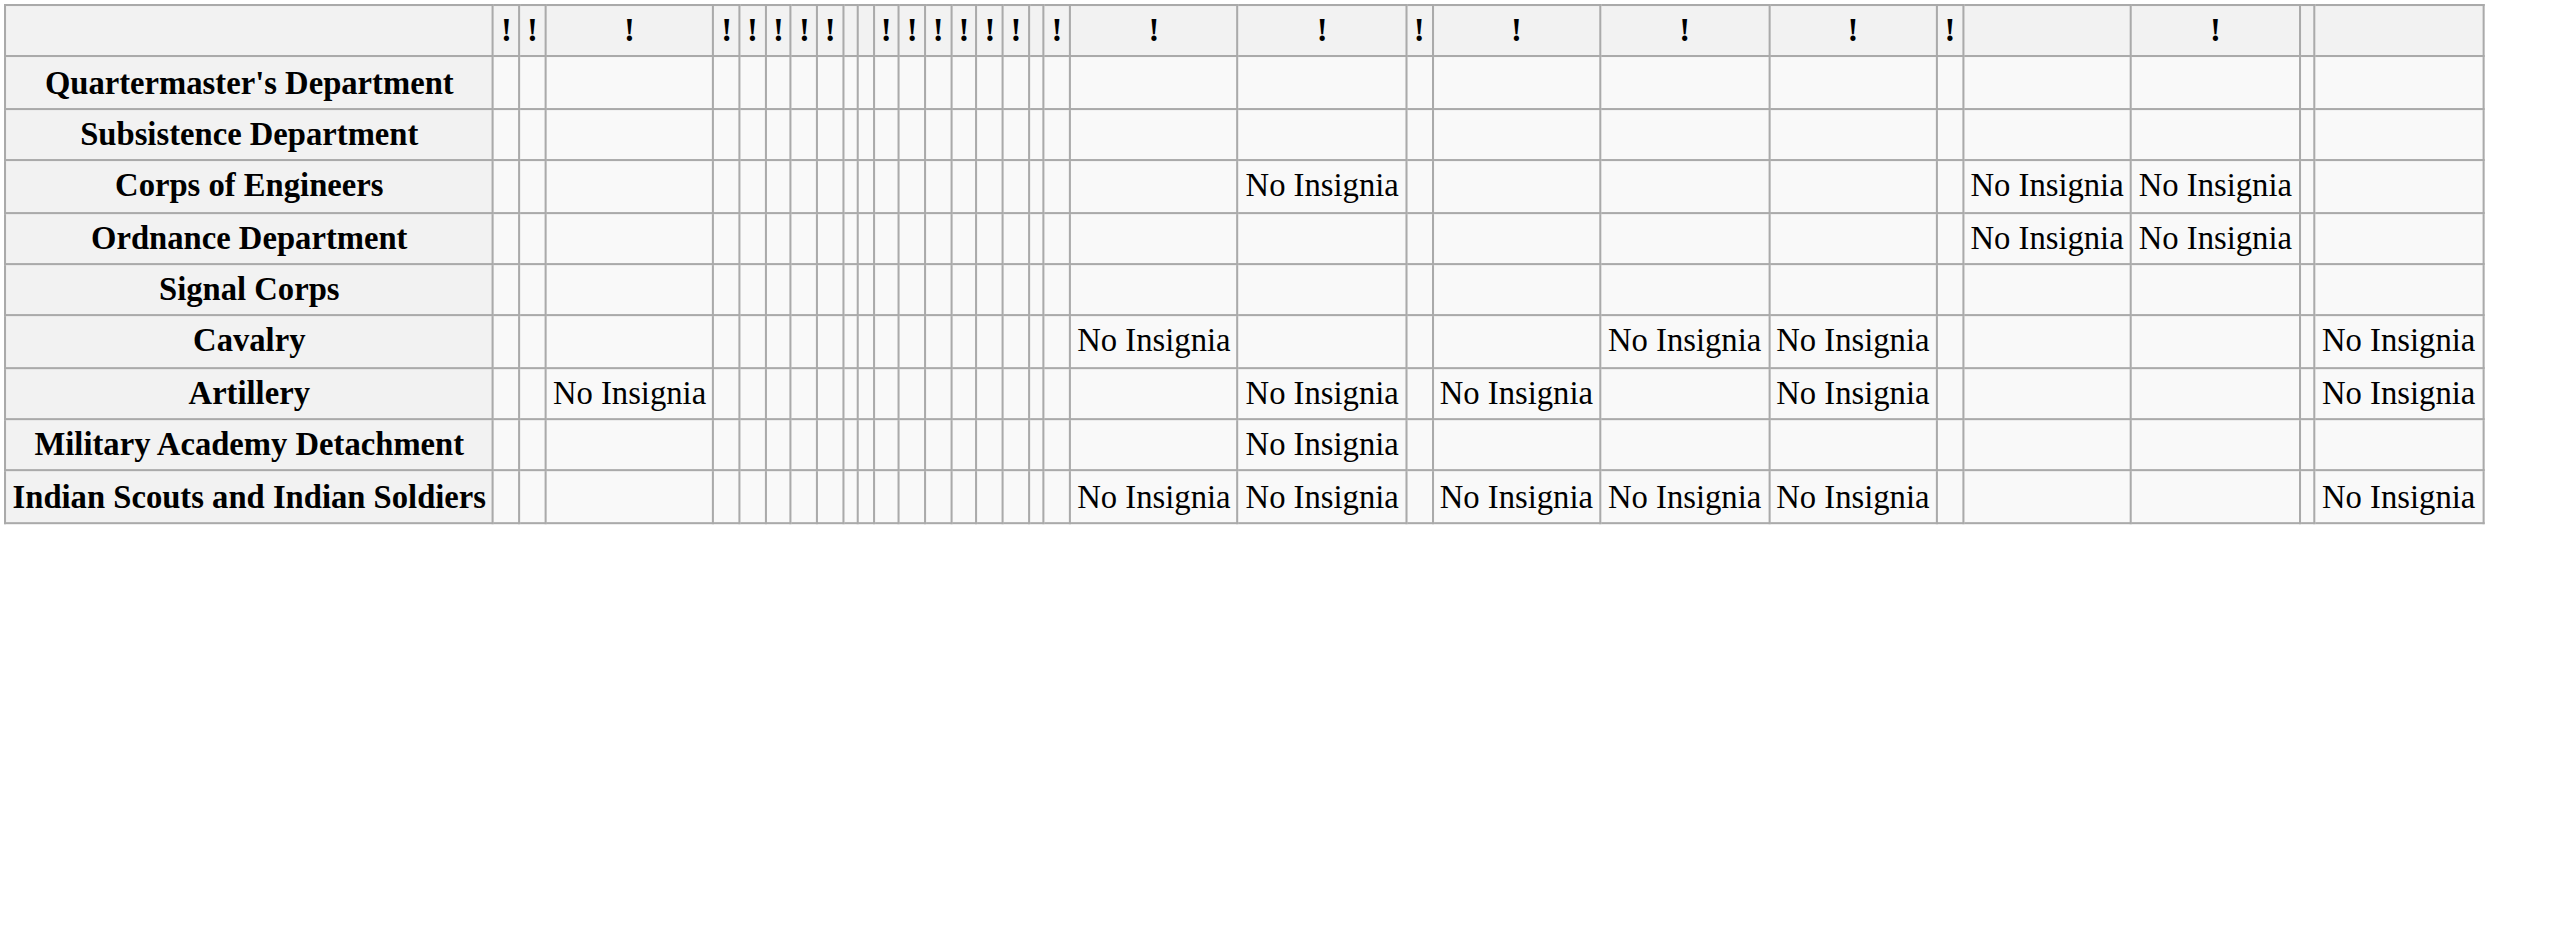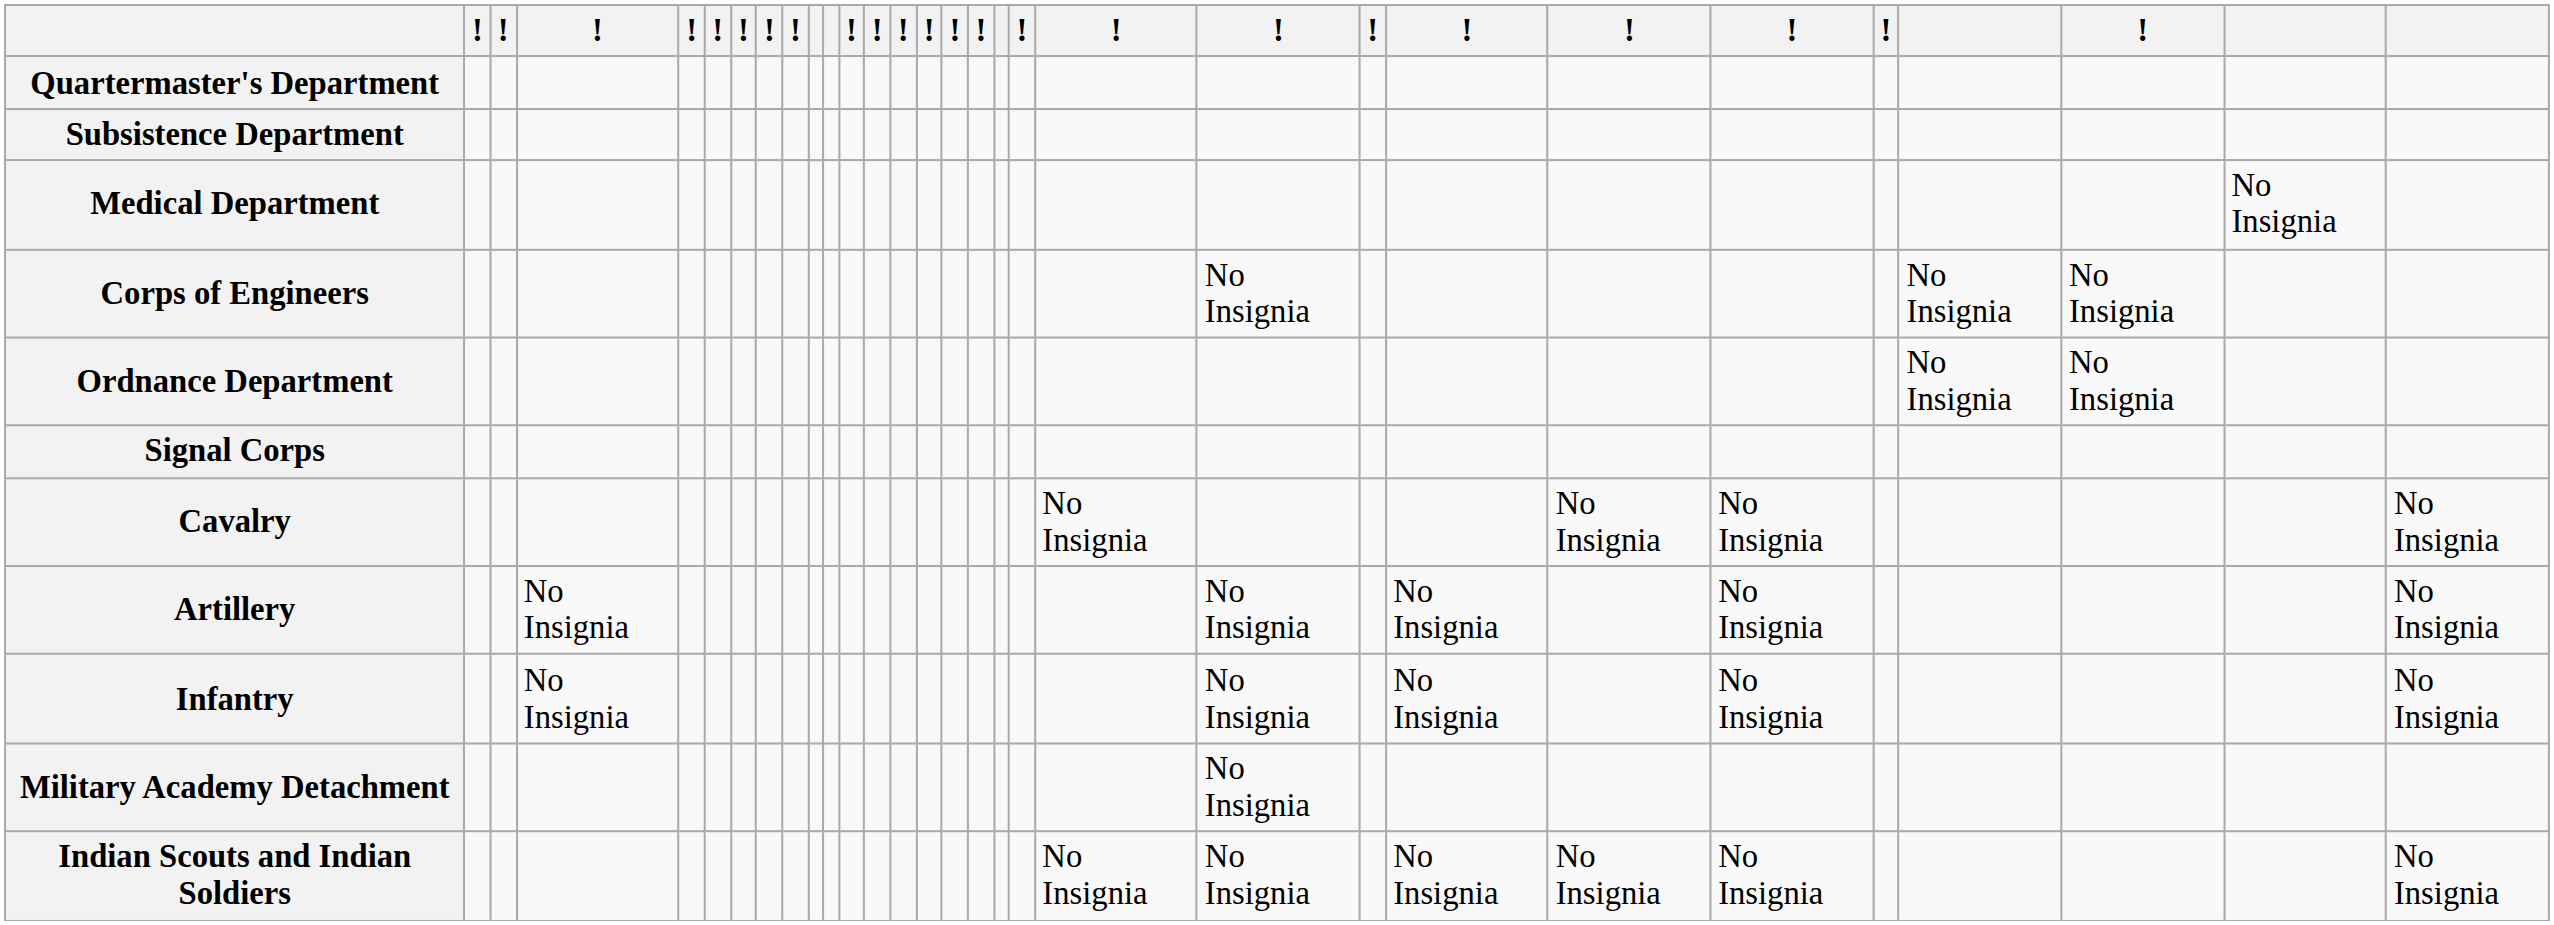+ row: (235, 204)
+ row: (235, 698)
